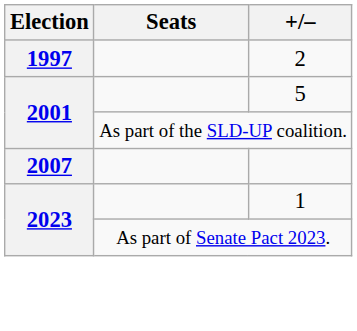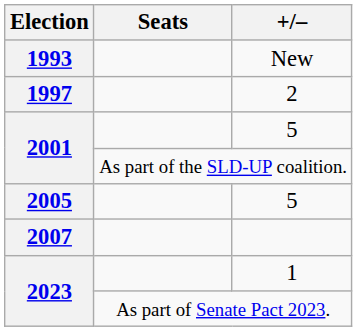+ row: (49, 58)
+ row: (49, 201)
